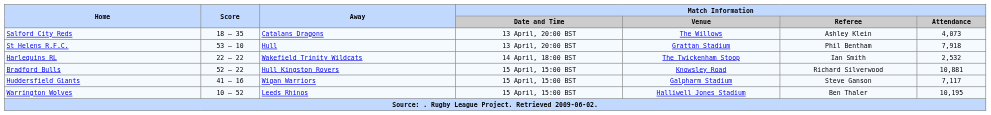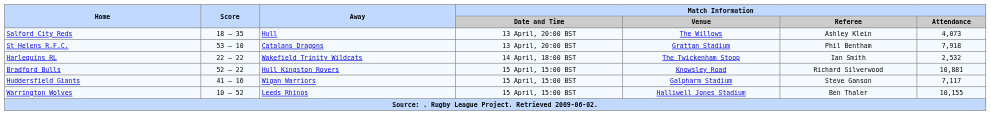(293, 34) Catalans Dragons -> (269, 34) Hull
(269, 46) Hull -> (293, 46) Catalans Dragons
(951, 93) 10,195 -> (951, 93) 10,155
